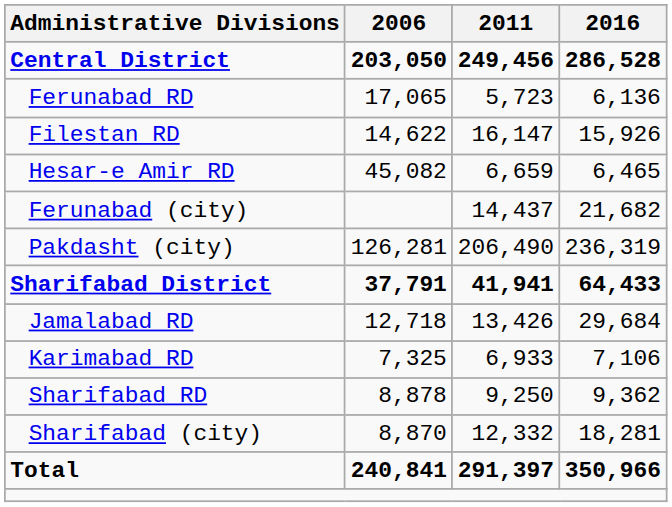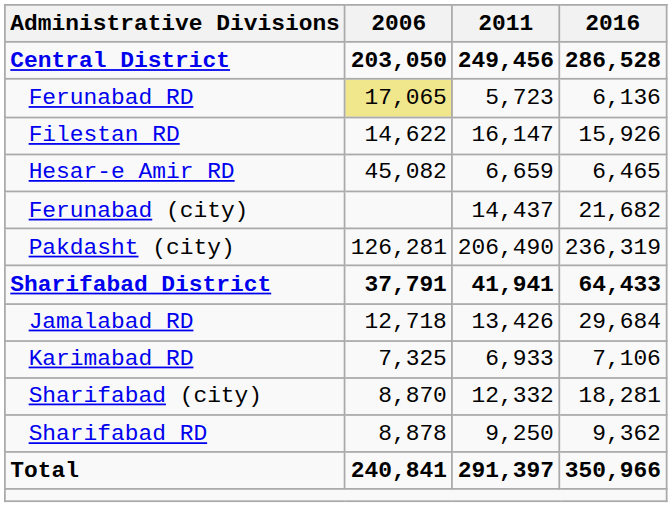(406, 98) no background -> (406, 98) khaki background
rows swapped: (118, 396) <-> (145, 434)
